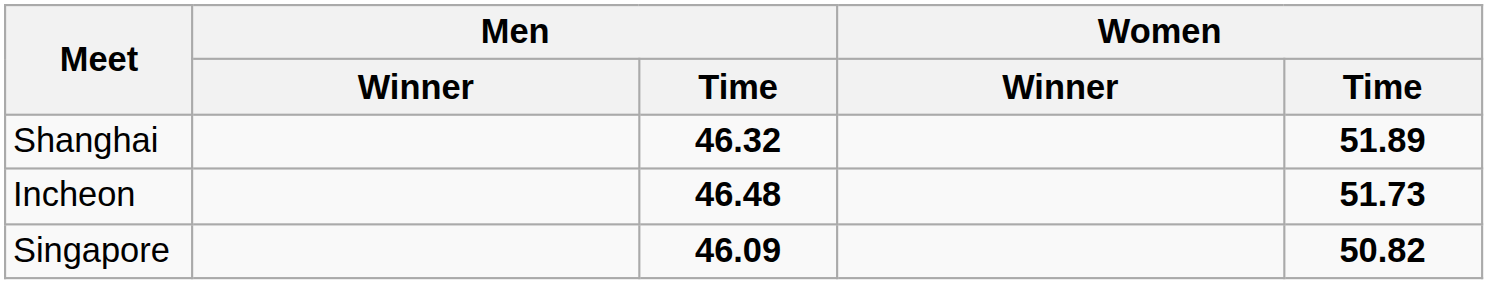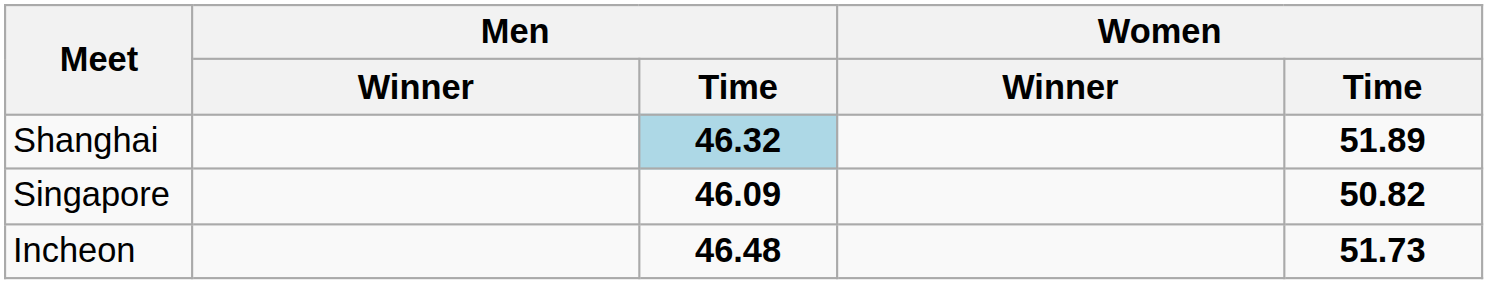(738, 140) no background -> (738, 140) lightblue background
rows swapped: (74, 195) <-> (91, 250)
